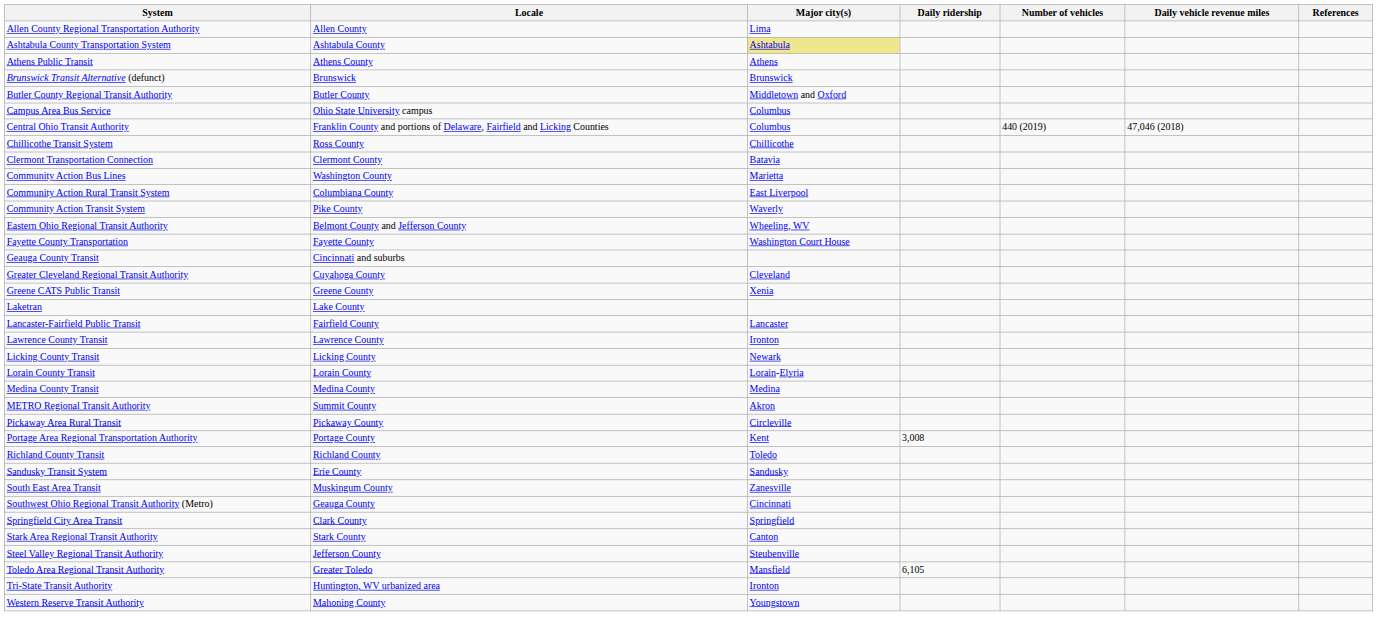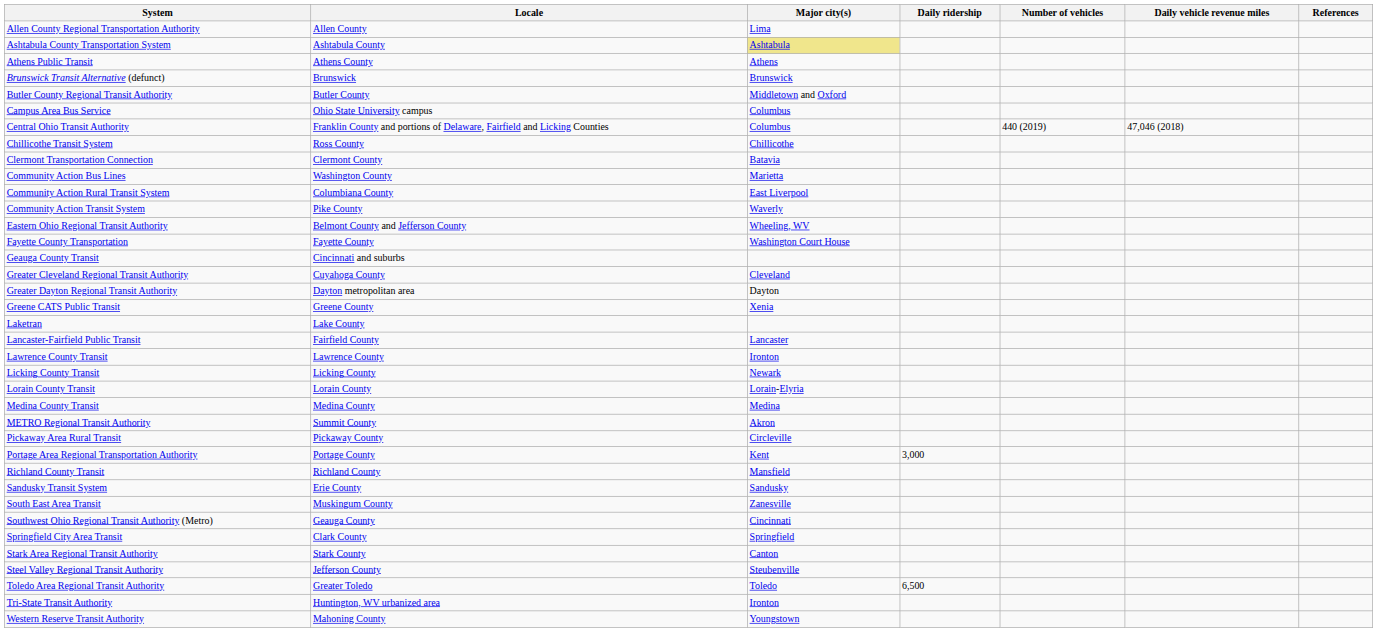+ row: (92, 291)
(913, 439) 3,008 -> (913, 455) 3,000
(763, 455) Toledo -> (770, 471) Mansfield
(770, 570) Mansfield -> (763, 586) Toledo
(913, 570) 6,105 -> (913, 586) 6,500
